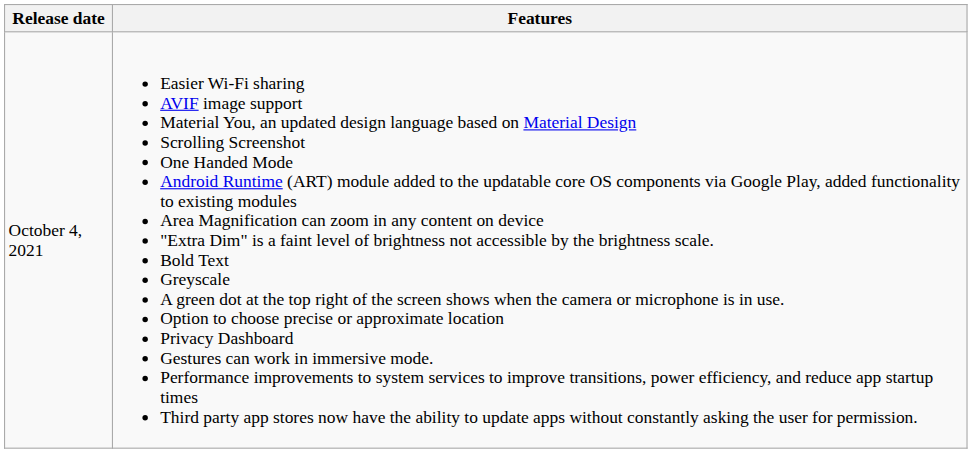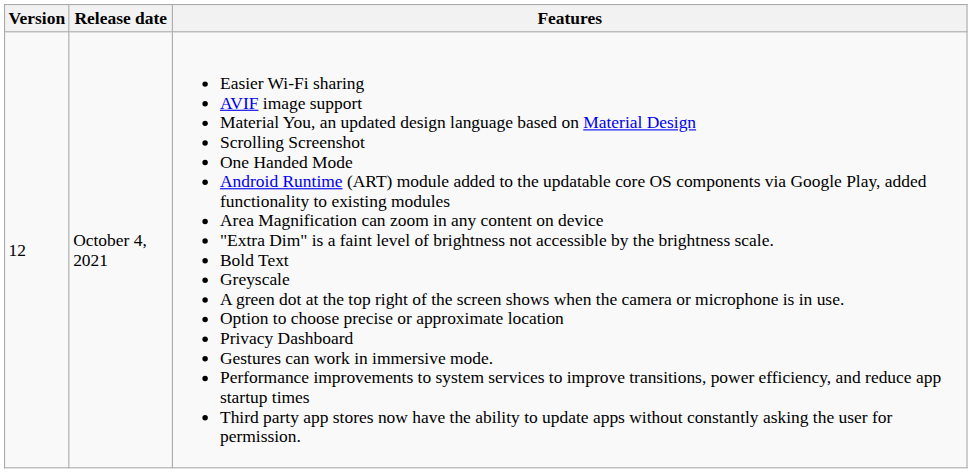+ column: (37, 18)
